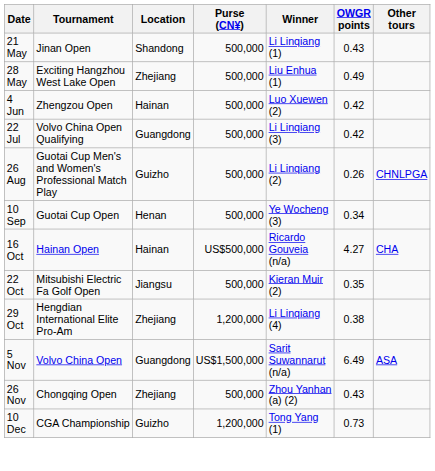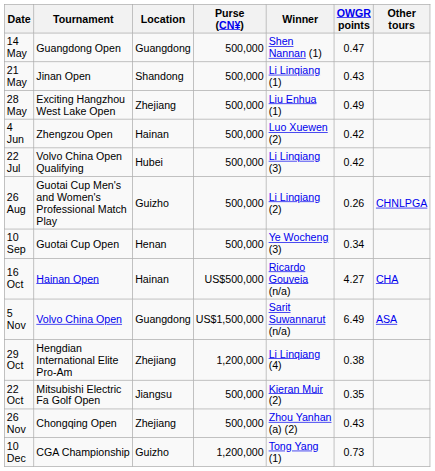+ row: (17, 48)
(163, 134) Guangdong -> (149, 163) Hubei
rows swapped: (15, 285) <-> (16, 360)
